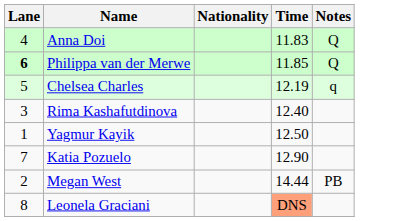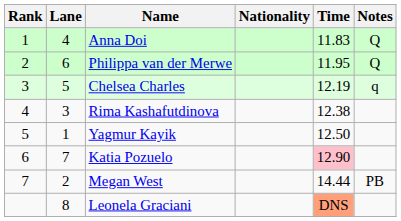+ column: (25, 16)
(24, 63) bold -> (66, 63) normal
(292, 63) 11.85 -> (334, 63) 11.95
(292, 110) 12.40 -> (334, 110) 12.38
(292, 157) no background -> (334, 157) pink background
